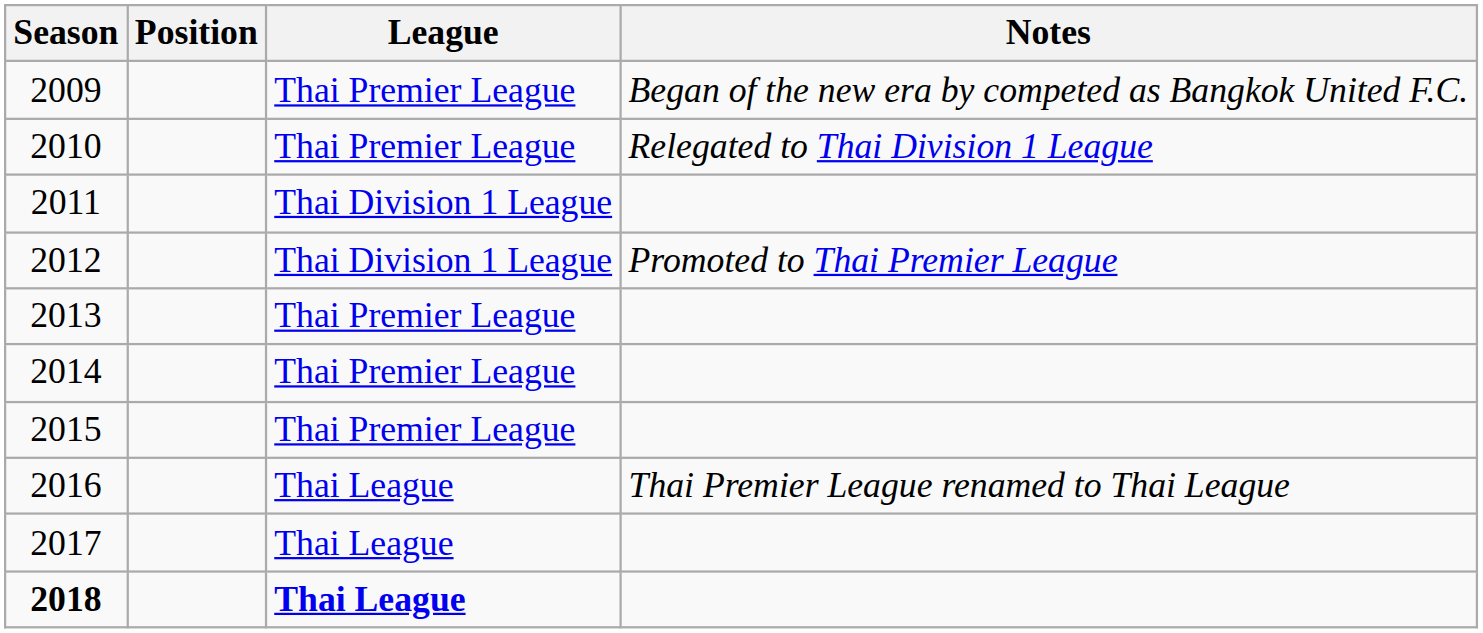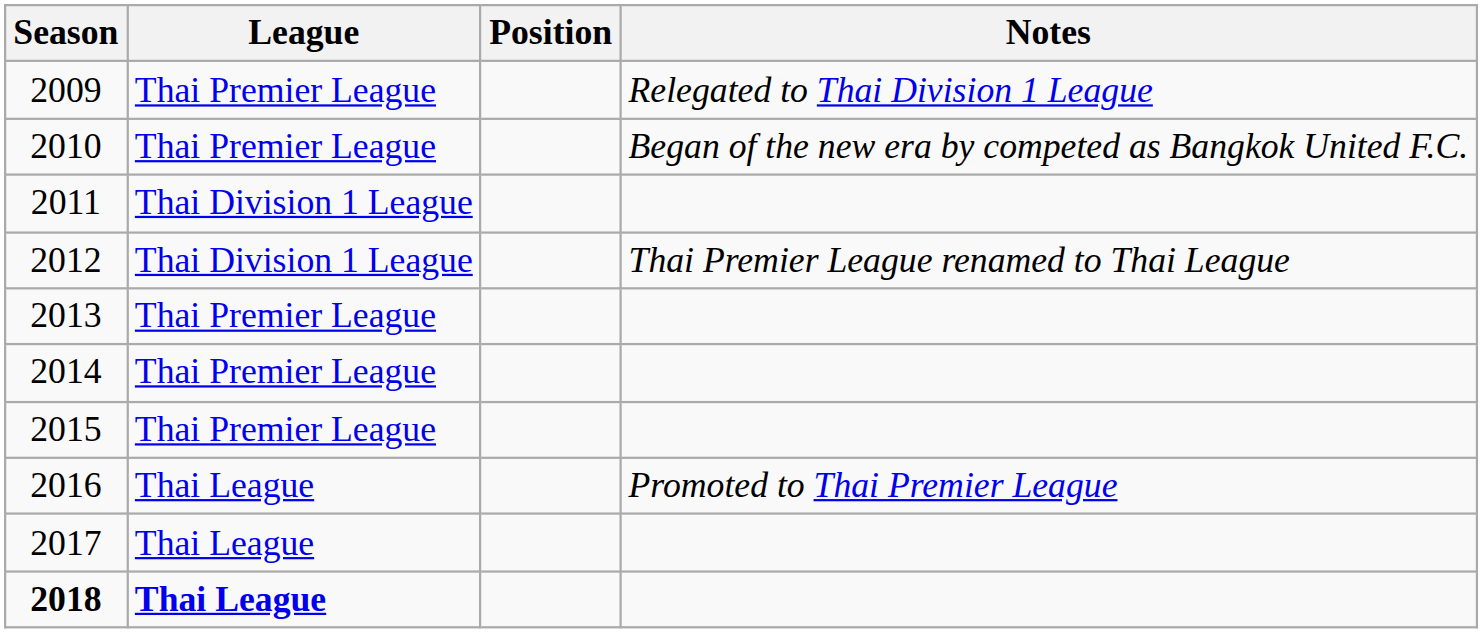columns swapped: (443, 32) <-> (196, 32)
(1048, 89) Began of the new era by competed as Bangkok United F.C. -> (891, 89) Relegated to Thai Division 1 League
(891, 145) Relegated to Thai Division 1 League -> (1048, 145) Began of the new era by competed as Bangkok United F.C.
(873, 259) Promoted to Thai Premier League -> (959, 259) Thai Premier League renamed to Thai League
(959, 485) Thai Premier League renamed to Thai League -> (873, 485) Promoted to Thai Premier League
